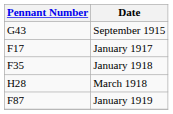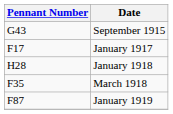(15, 65) F35 -> (16, 65) H28
(16, 83) H28 -> (15, 83) F35
